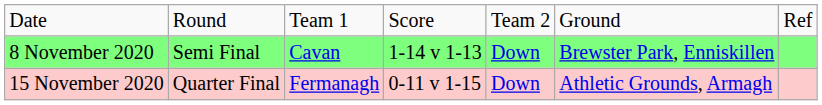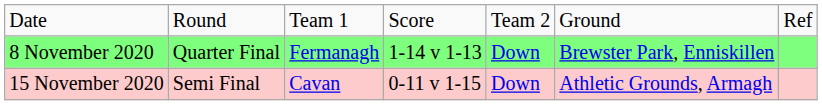(216, 52) Semi Final -> (226, 52) Quarter Final
(315, 52) Cavan -> (334, 52) Fermanagh
(226, 83) Quarter Final -> (216, 83) Semi Final
(334, 83) Fermanagh -> (315, 83) Cavan
